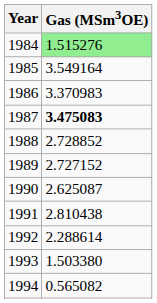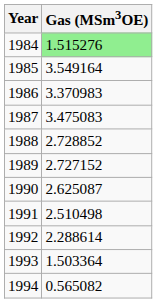(74, 117) bold -> (74, 117) normal
(74, 213) 2.810438 -> (74, 213) 2.510498
(74, 261) 1.503380 -> (74, 261) 1.503364
